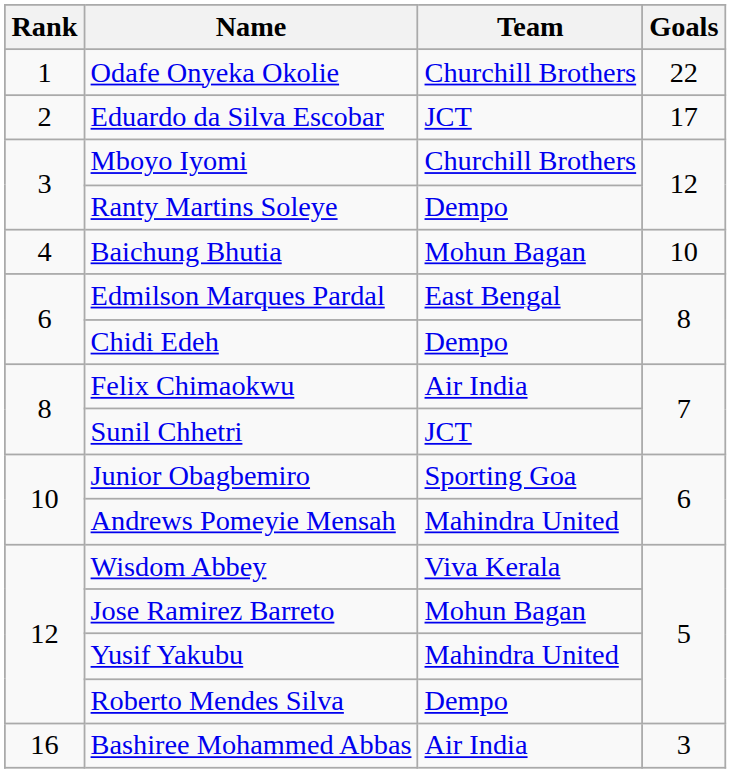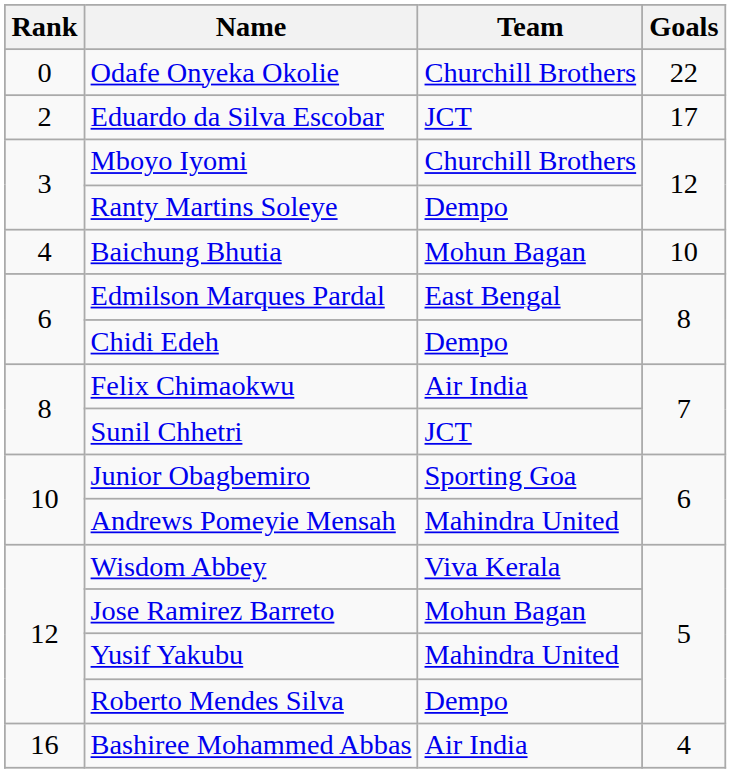(44, 71) 1 -> (44, 71) 0
(684, 745) 3 -> (684, 745) 4
